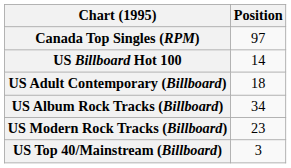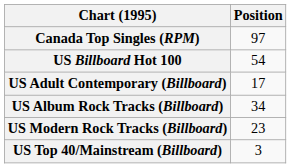(258, 60) 14 -> (258, 60) 54
(258, 83) 18 -> (258, 83) 17
